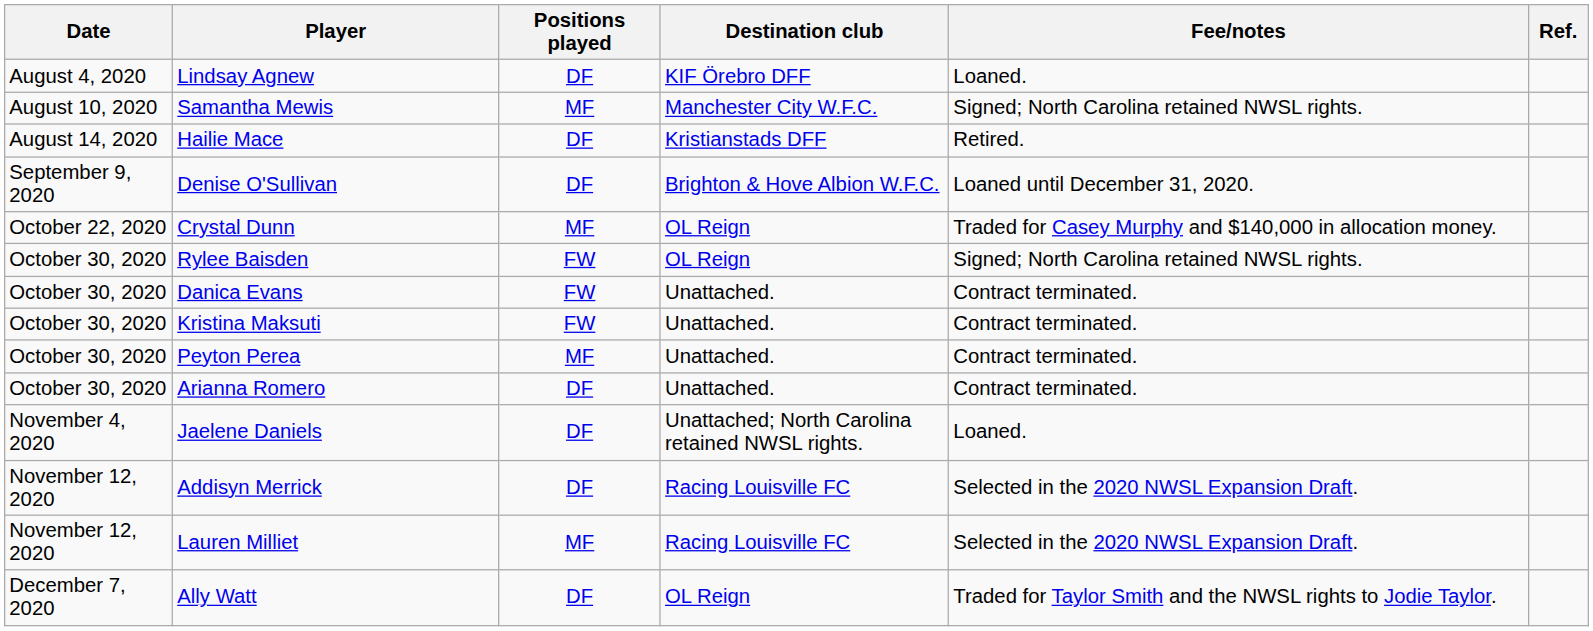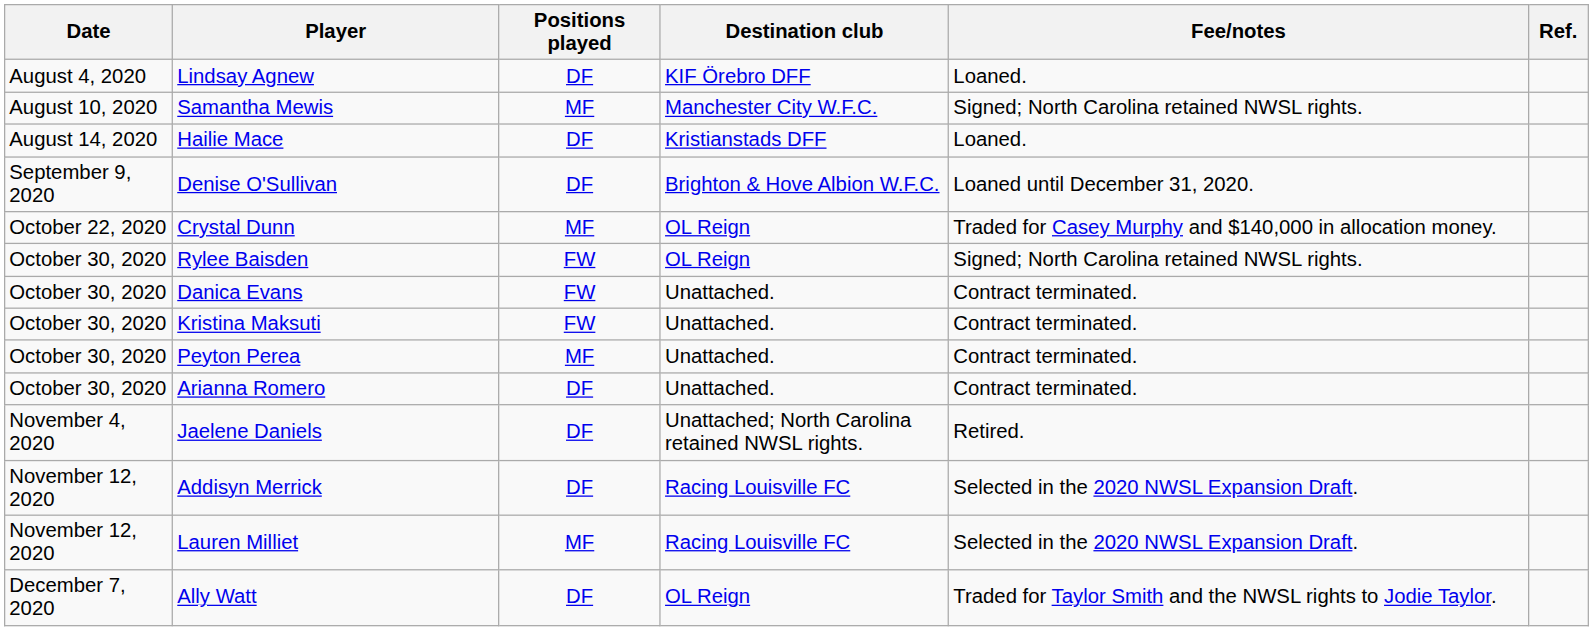(989, 140) Retired. -> (990, 140) Loaned.
(990, 432) Loaned. -> (989, 432) Retired.
